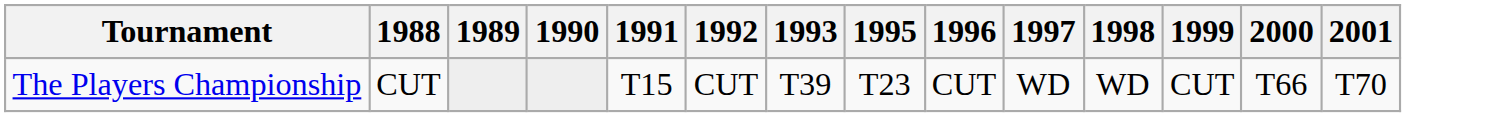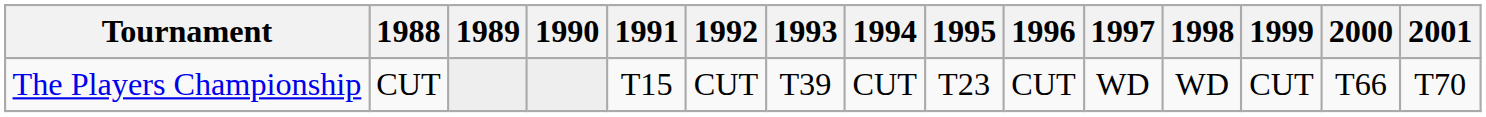+ column: (885, 31)
